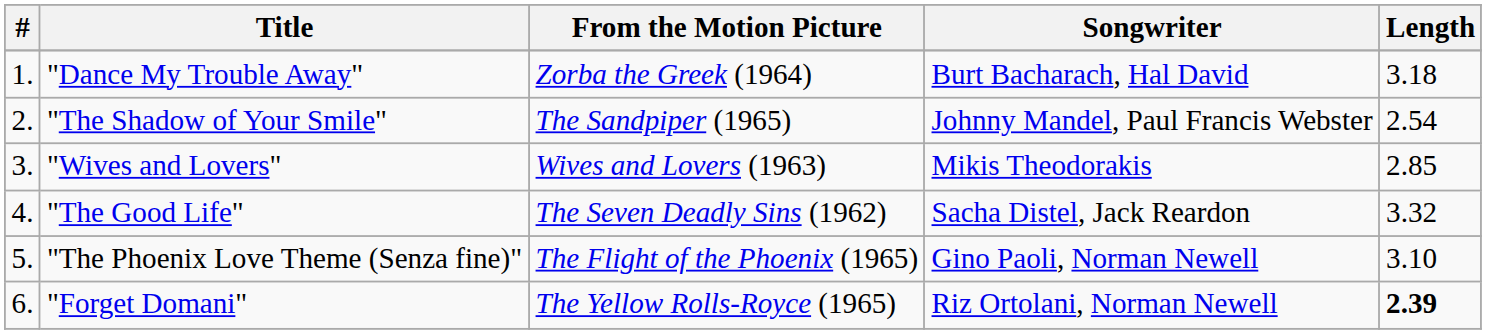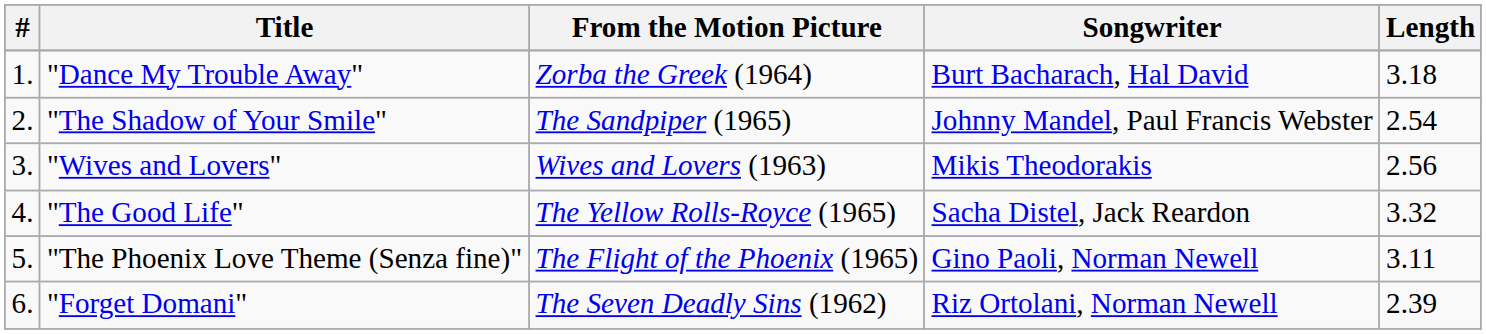(1412, 166) 2.85 -> (1412, 166) 2.56
(711, 212) The Seven Deadly Sins (1962) -> (716, 212) The Yellow Rolls-Royce (1965)
(1412, 258) 3.10 -> (1411, 258) 3.11
(716, 304) The Yellow Rolls-Royce (1965) -> (711, 304) The Seven Deadly Sins (1962)
(1412, 304) bold -> (1412, 304) normal
